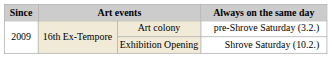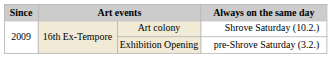(269, 28) pre-Shrove Saturday (3.2.) -> (274, 28) Shrove Saturday (10.2.)
(274, 44) Shrove Saturday (10.2.) -> (269, 44) pre-Shrove Saturday (3.2.)
